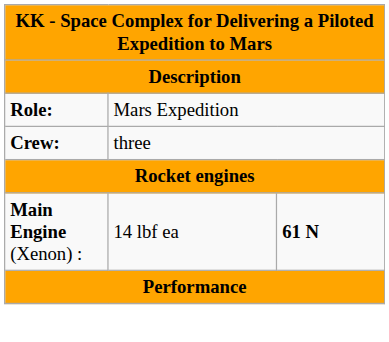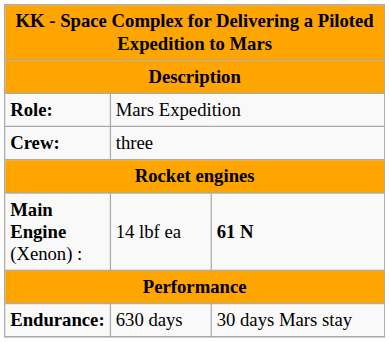+ row: (57, 319)
